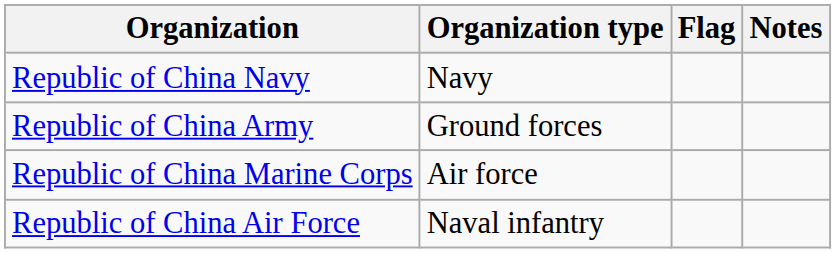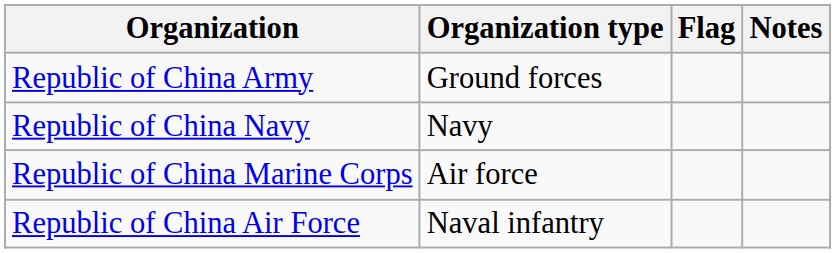rows swapped: (163, 125) <-> (161, 77)
